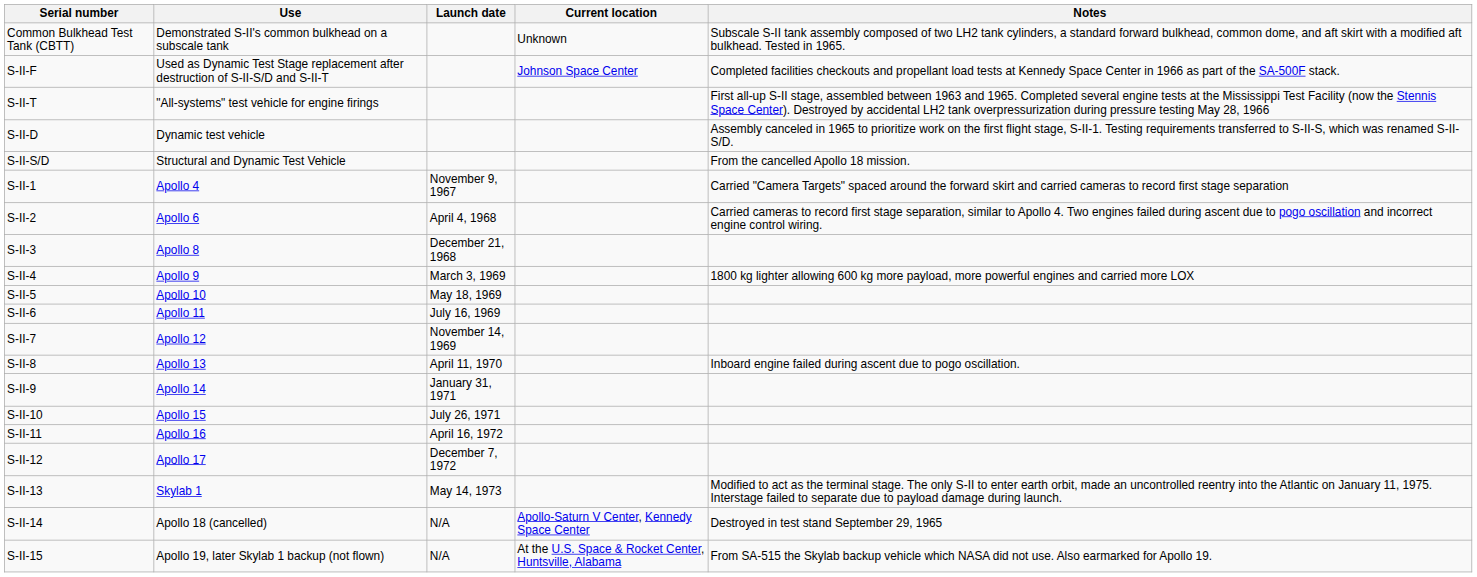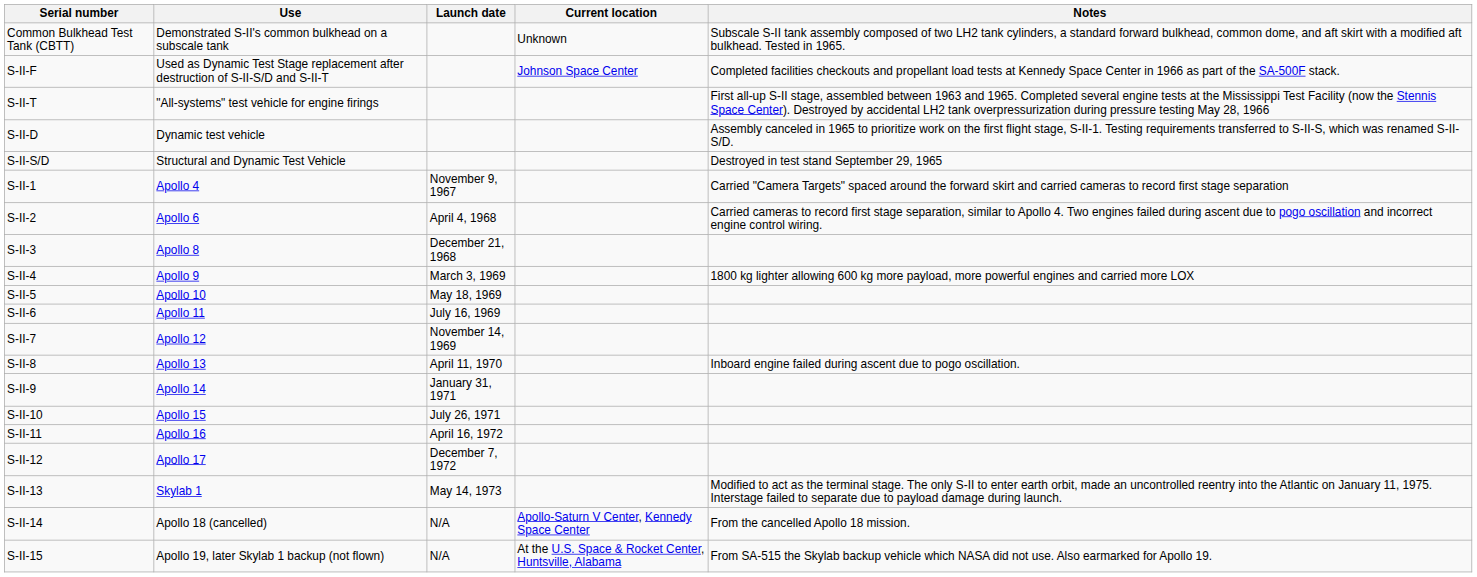(810, 161) From the cancelled Apollo 18 mission. -> (826, 161) Destroyed in test stand September 29, 1965
(826, 523) Destroyed in test stand September 29, 1965 -> (810, 523) From the cancelled Apollo 18 mission.
